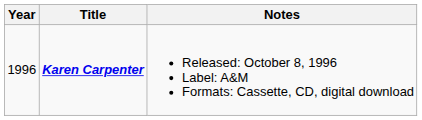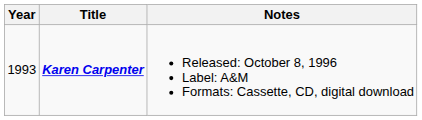(22, 70) 1996 -> (22, 70) 1993
